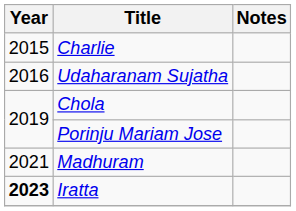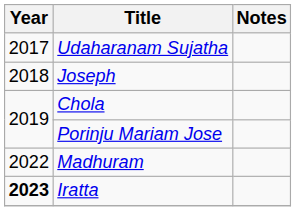- row: (86, 47)
(29, 76) 2016 -> (29, 47) 2017
+ row: (86, 76)
(29, 162) 2021 -> (29, 162) 2022
